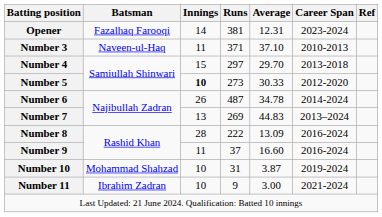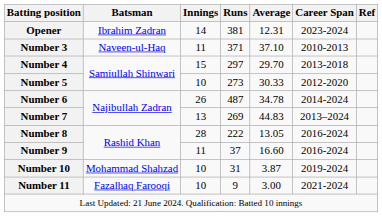(132, 30) Fazalhaq Farooqi -> (132, 30) Ibrahim Zadran
(201, 82) bold -> (201, 82) normal
(271, 133) 13.09 -> (271, 133) 13.05
(132, 185) Ibrahim Zadran -> (132, 185) Fazalhaq Farooqi
